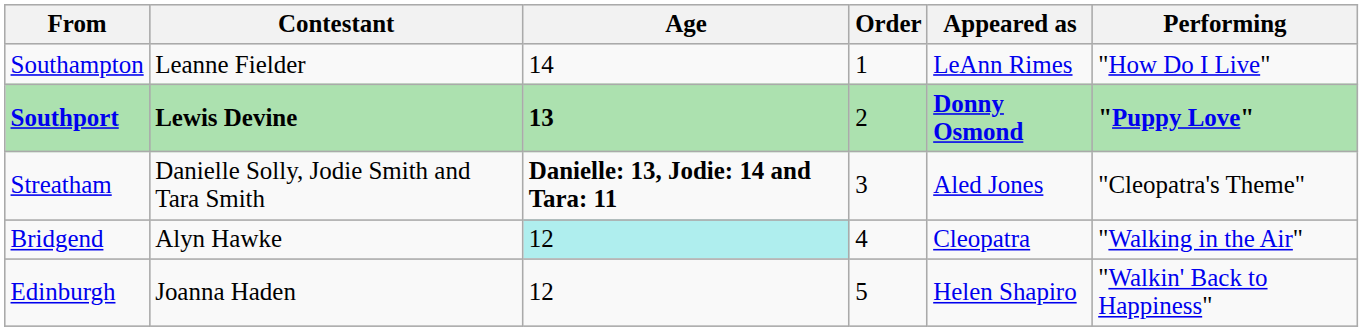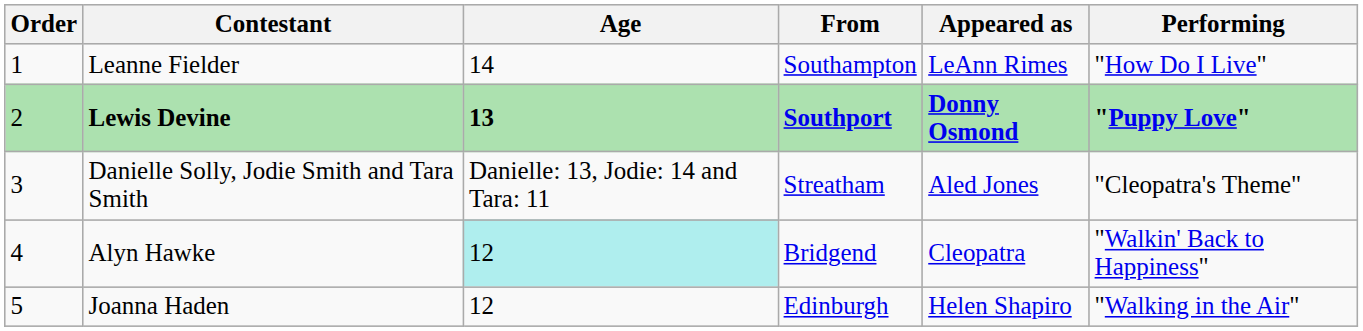columns swapped: (888, 24) <-> (77, 24)
(670, 185) bold -> (603, 185) normal
(1201, 238) "Walking in the Air" -> (1179, 252) "Walkin' Back to Happiness"
(1183, 292) "Walkin' Back to Happiness" -> (1197, 306) "Walking in the Air"
